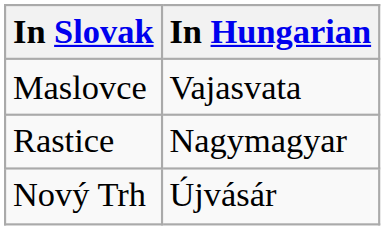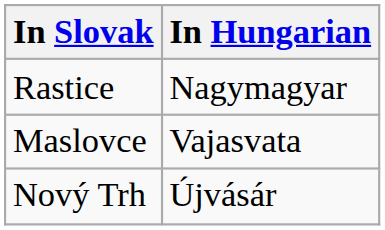rows swapped: (64, 140) <-> (80, 86)
